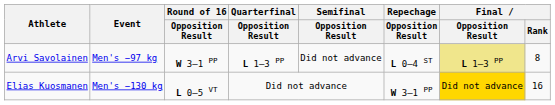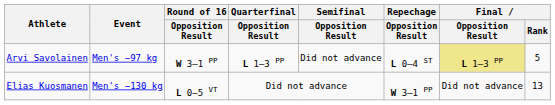(538, 57) 8 -> (538, 57) 5
(482, 86) gold background -> (482, 86) no background
(538, 86) 16 -> (538, 86) 13
